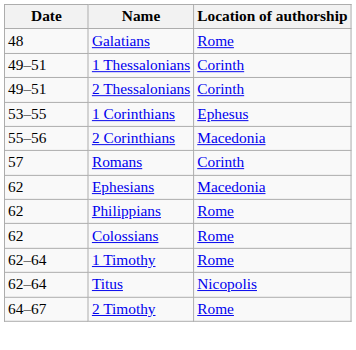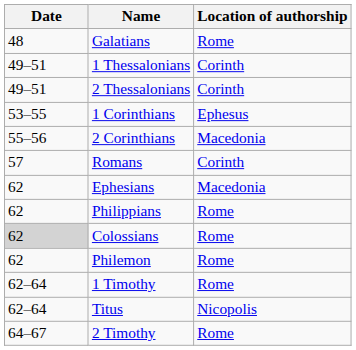(16, 235) no background -> (16, 235) lightgrey background
+ row: (121, 260)
